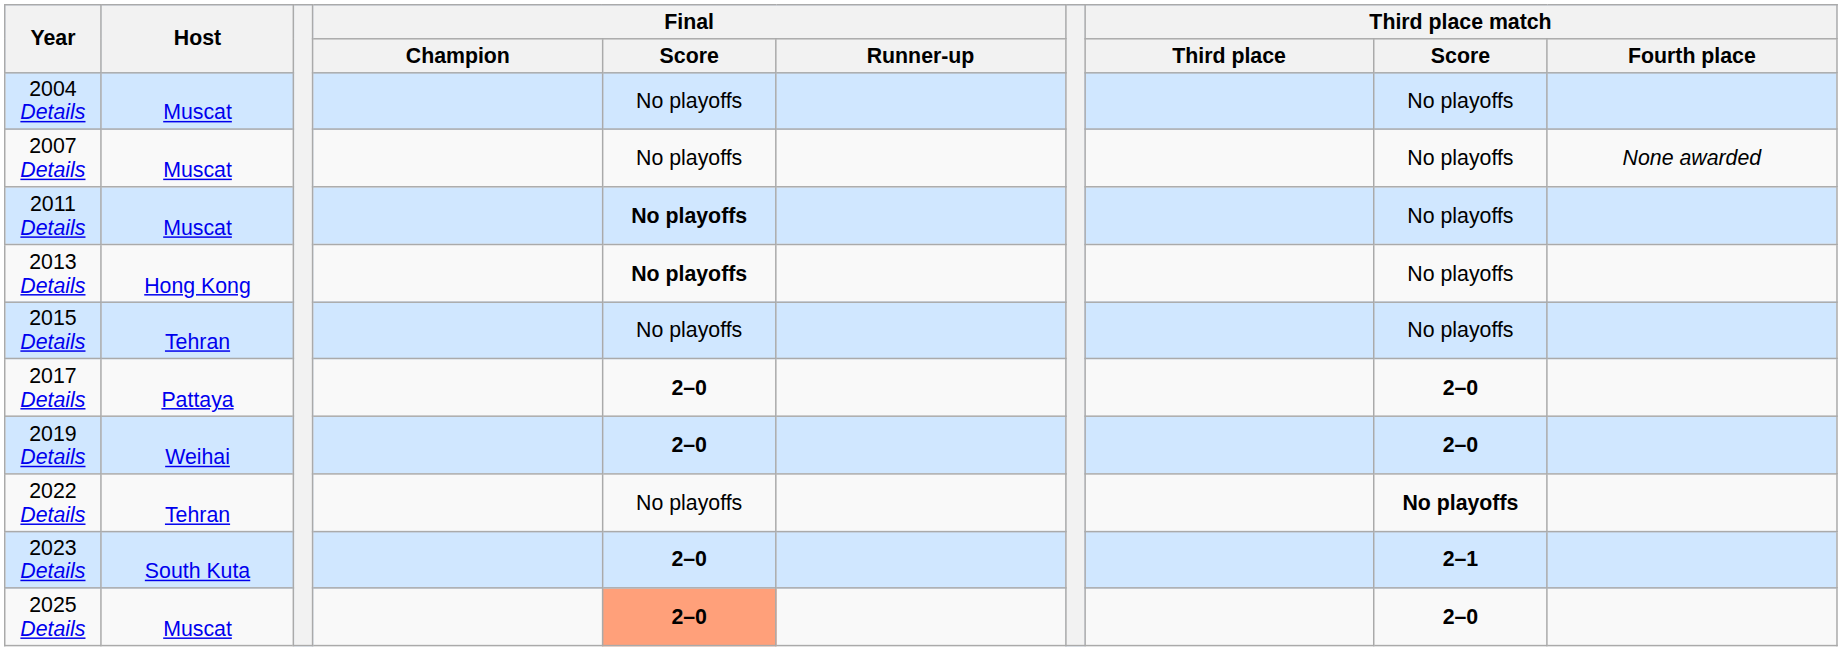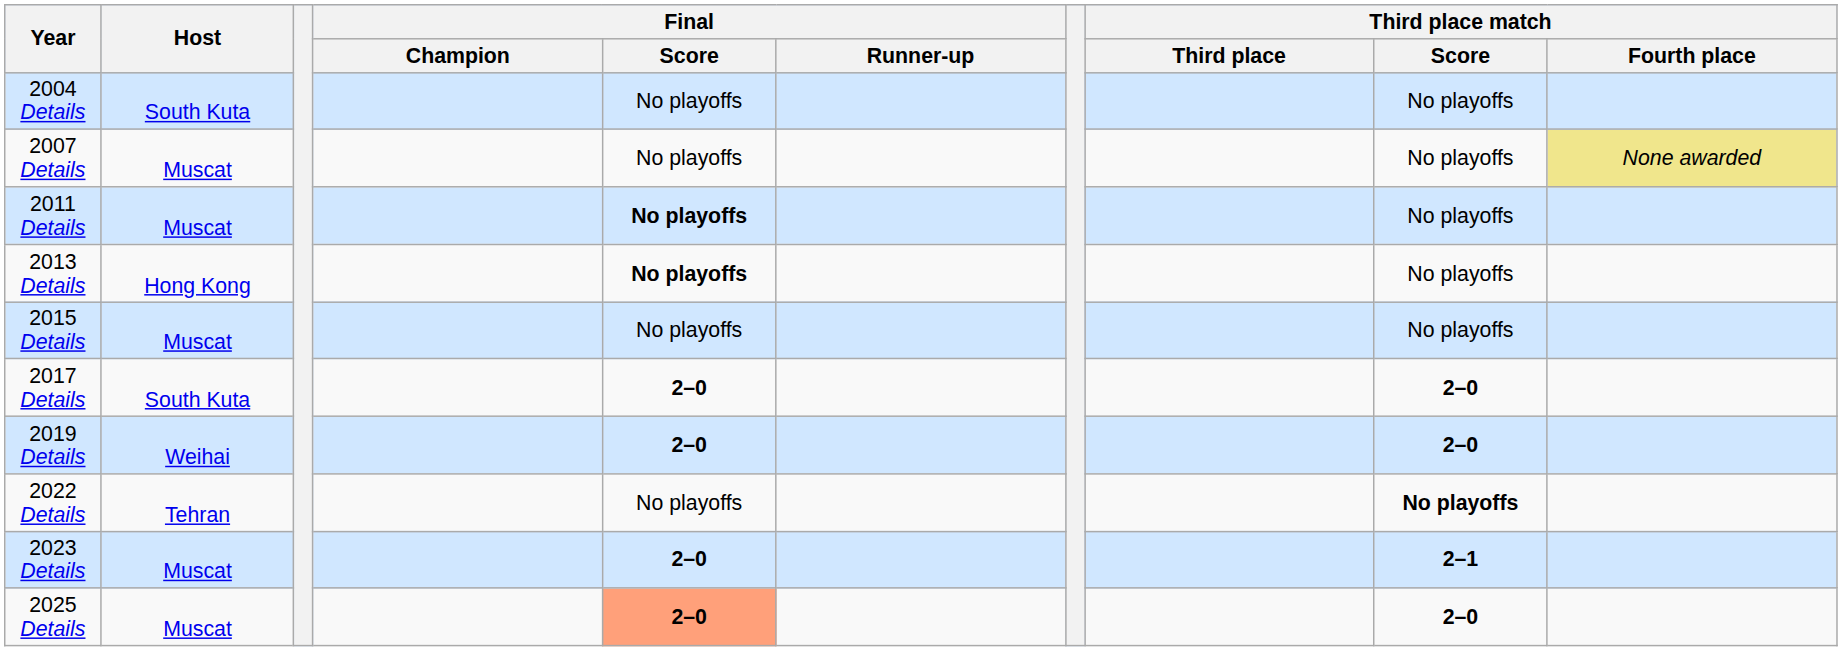(198, 113) Muscat -> (198, 113) South Kuta
(1692, 158) no background -> (1692, 158) khaki background
(198, 342) Tehran -> (198, 342) Muscat
(198, 400) Pattaya -> (198, 400) South Kuta
(198, 572) South Kuta -> (198, 572) Muscat
